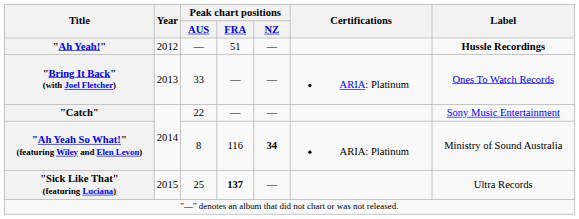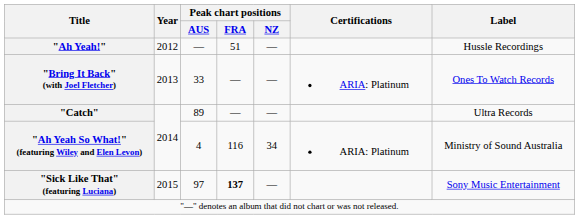(503, 46) bold -> (503, 46) normal
(199, 112) 22 -> (199, 112) 89
(503, 112) Sony Music Entertainment -> (503, 112) Ultra Records
(199, 146) 8 -> (199, 146) 4
(272, 146) bold -> (272, 146) normal
(199, 185) 25 -> (199, 185) 97
(503, 185) Ultra Records -> (503, 185) Sony Music Entertainment
